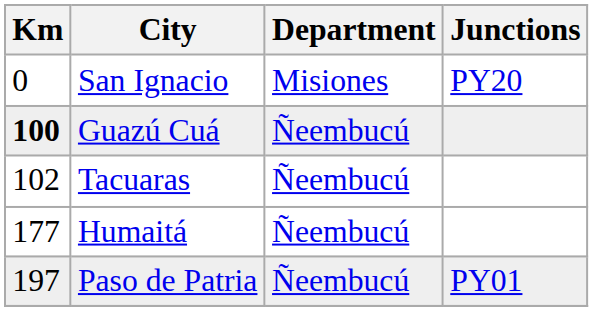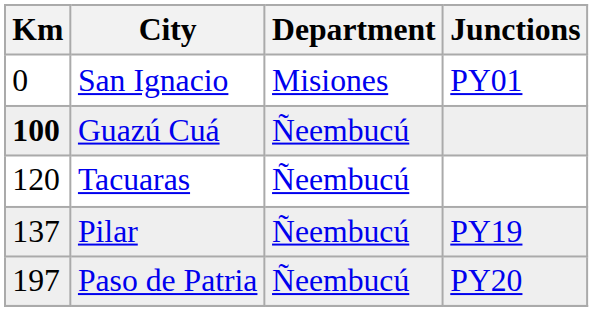(486, 79) PY20 -> (486, 79) PY01
(36, 180) 102 -> (36, 180) 120
+ row: (108, 230)
- row: (132, 230)
(486, 280) PY01 -> (486, 280) PY20
